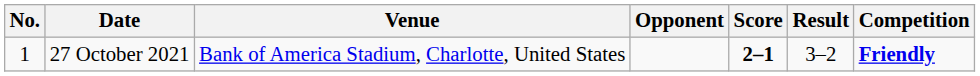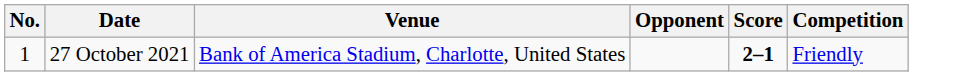- column: (821, 20)
(897, 53) bold -> (828, 53) normal
